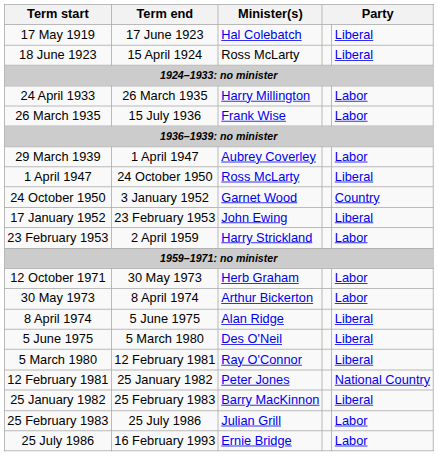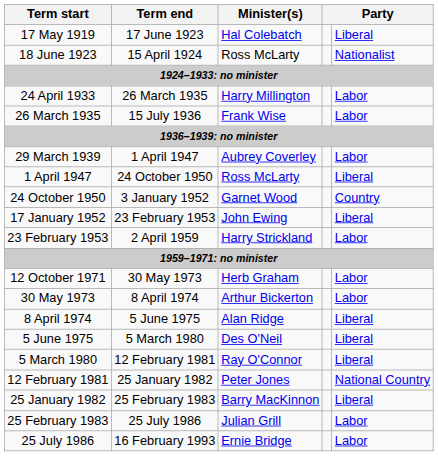(354, 55) Liberal -> (365, 55) Nationalist
